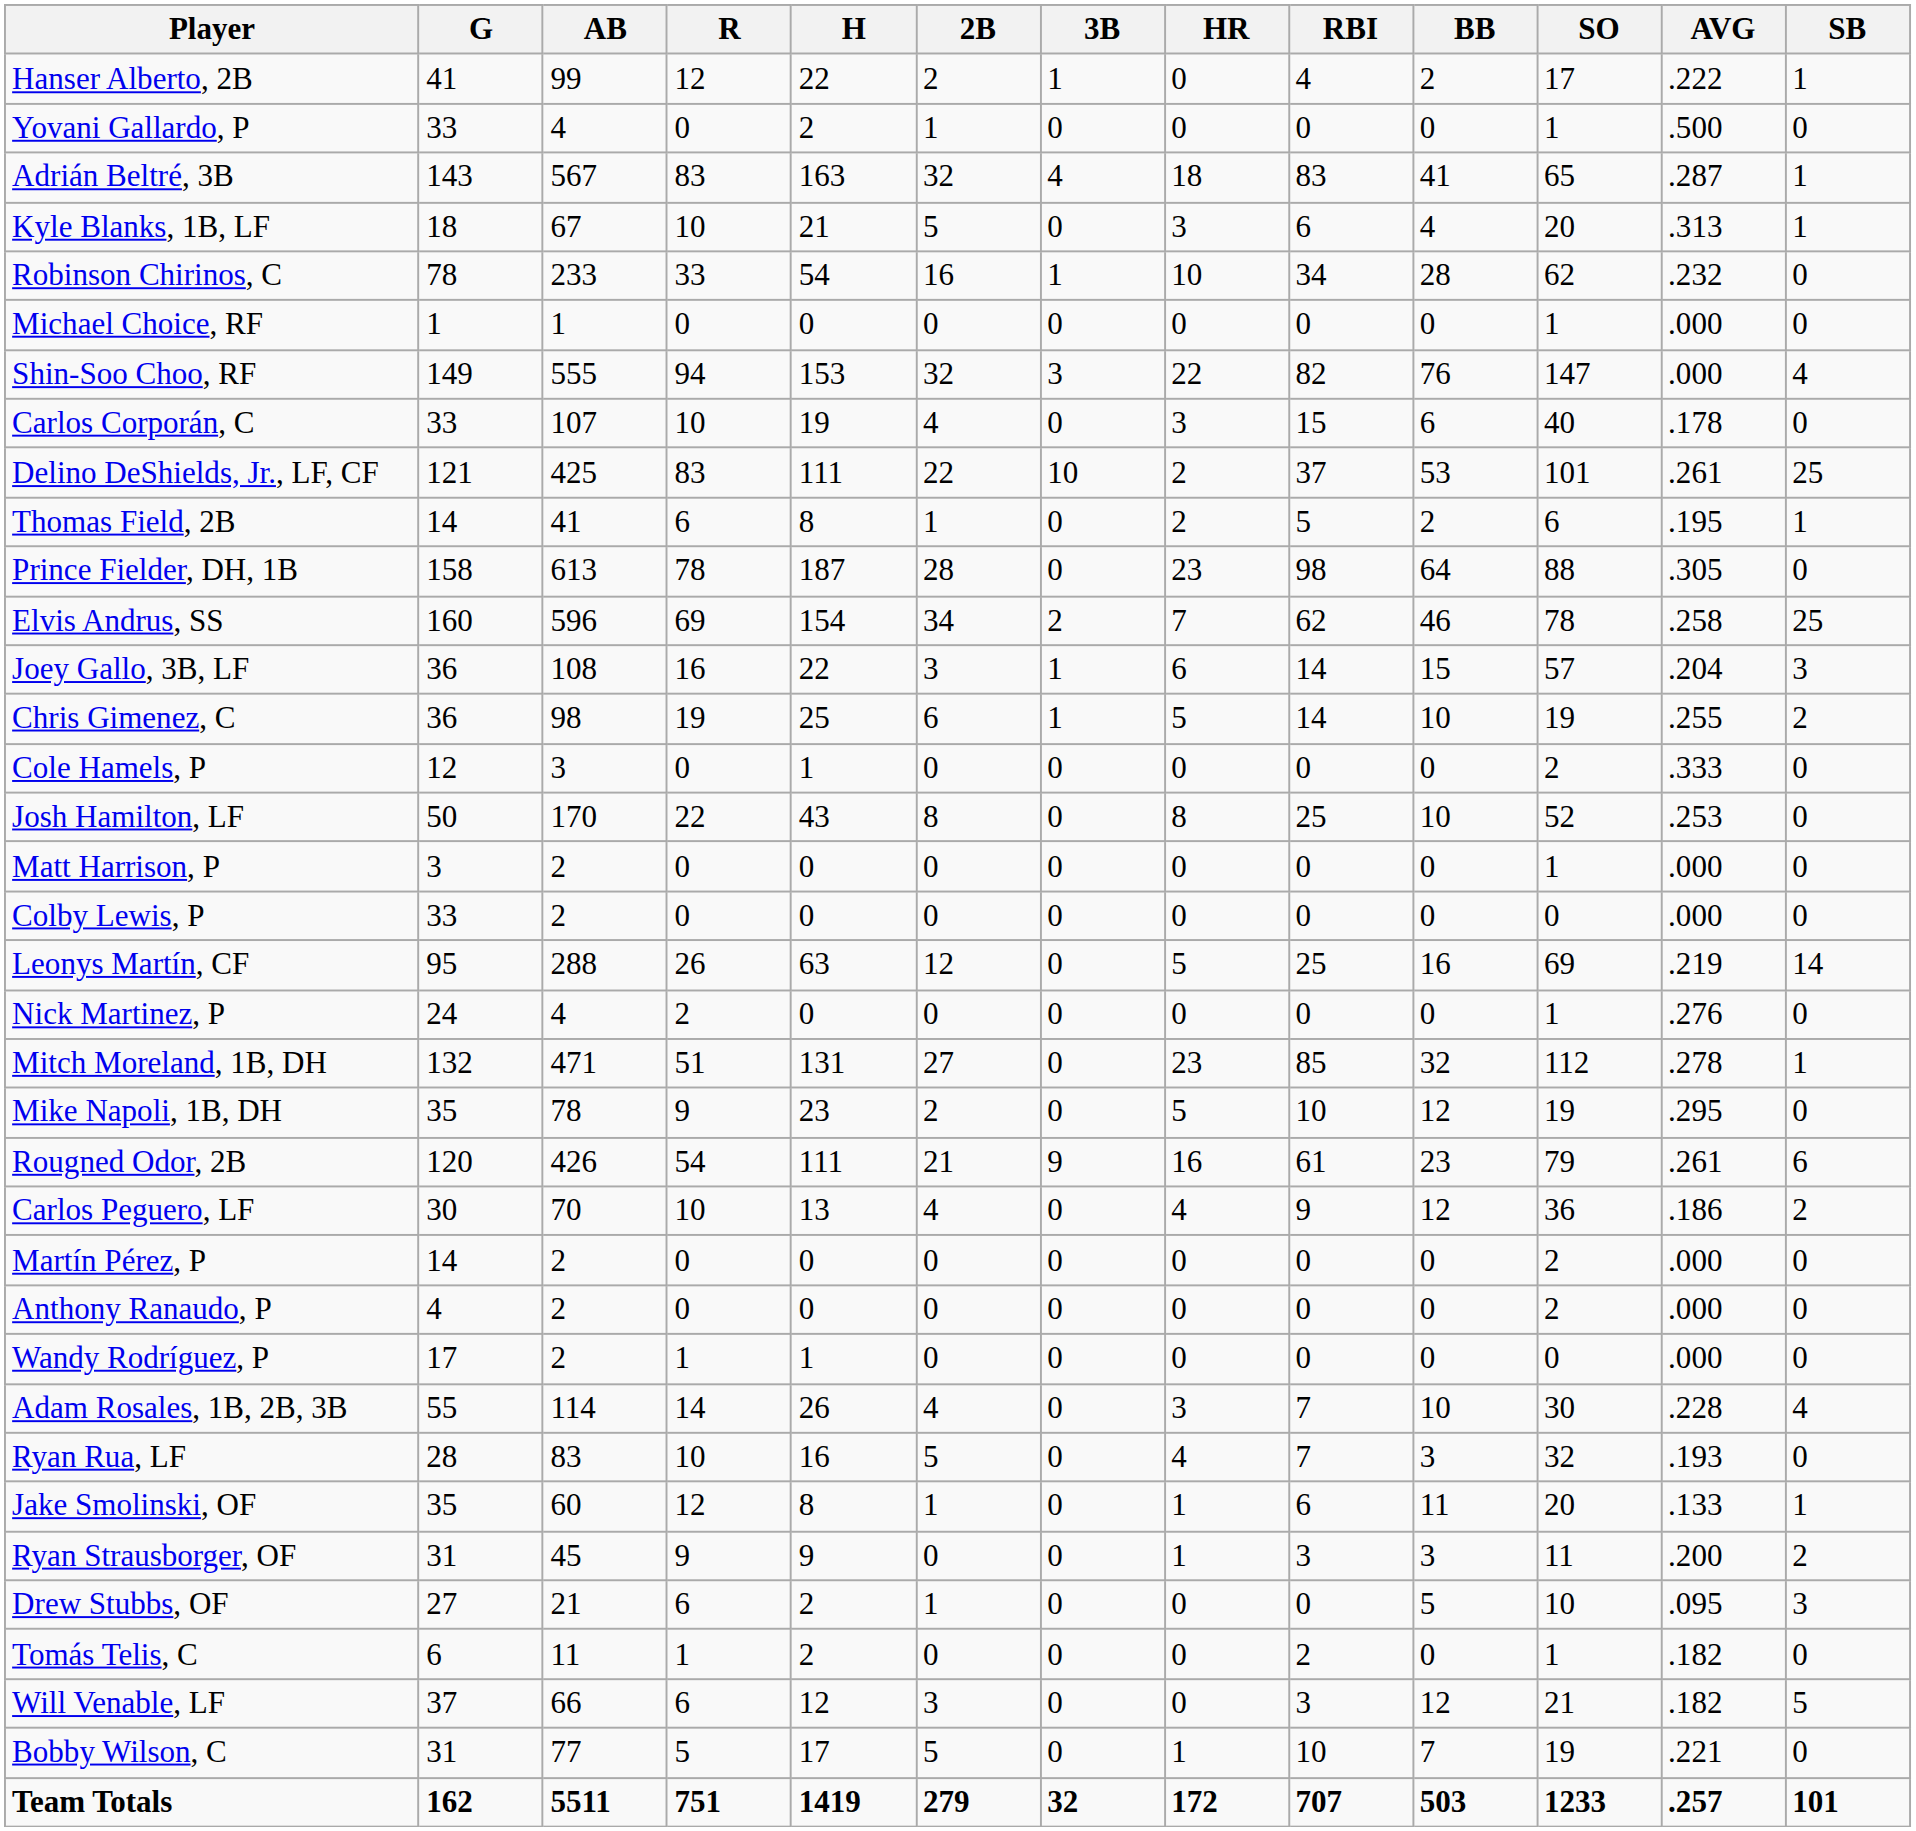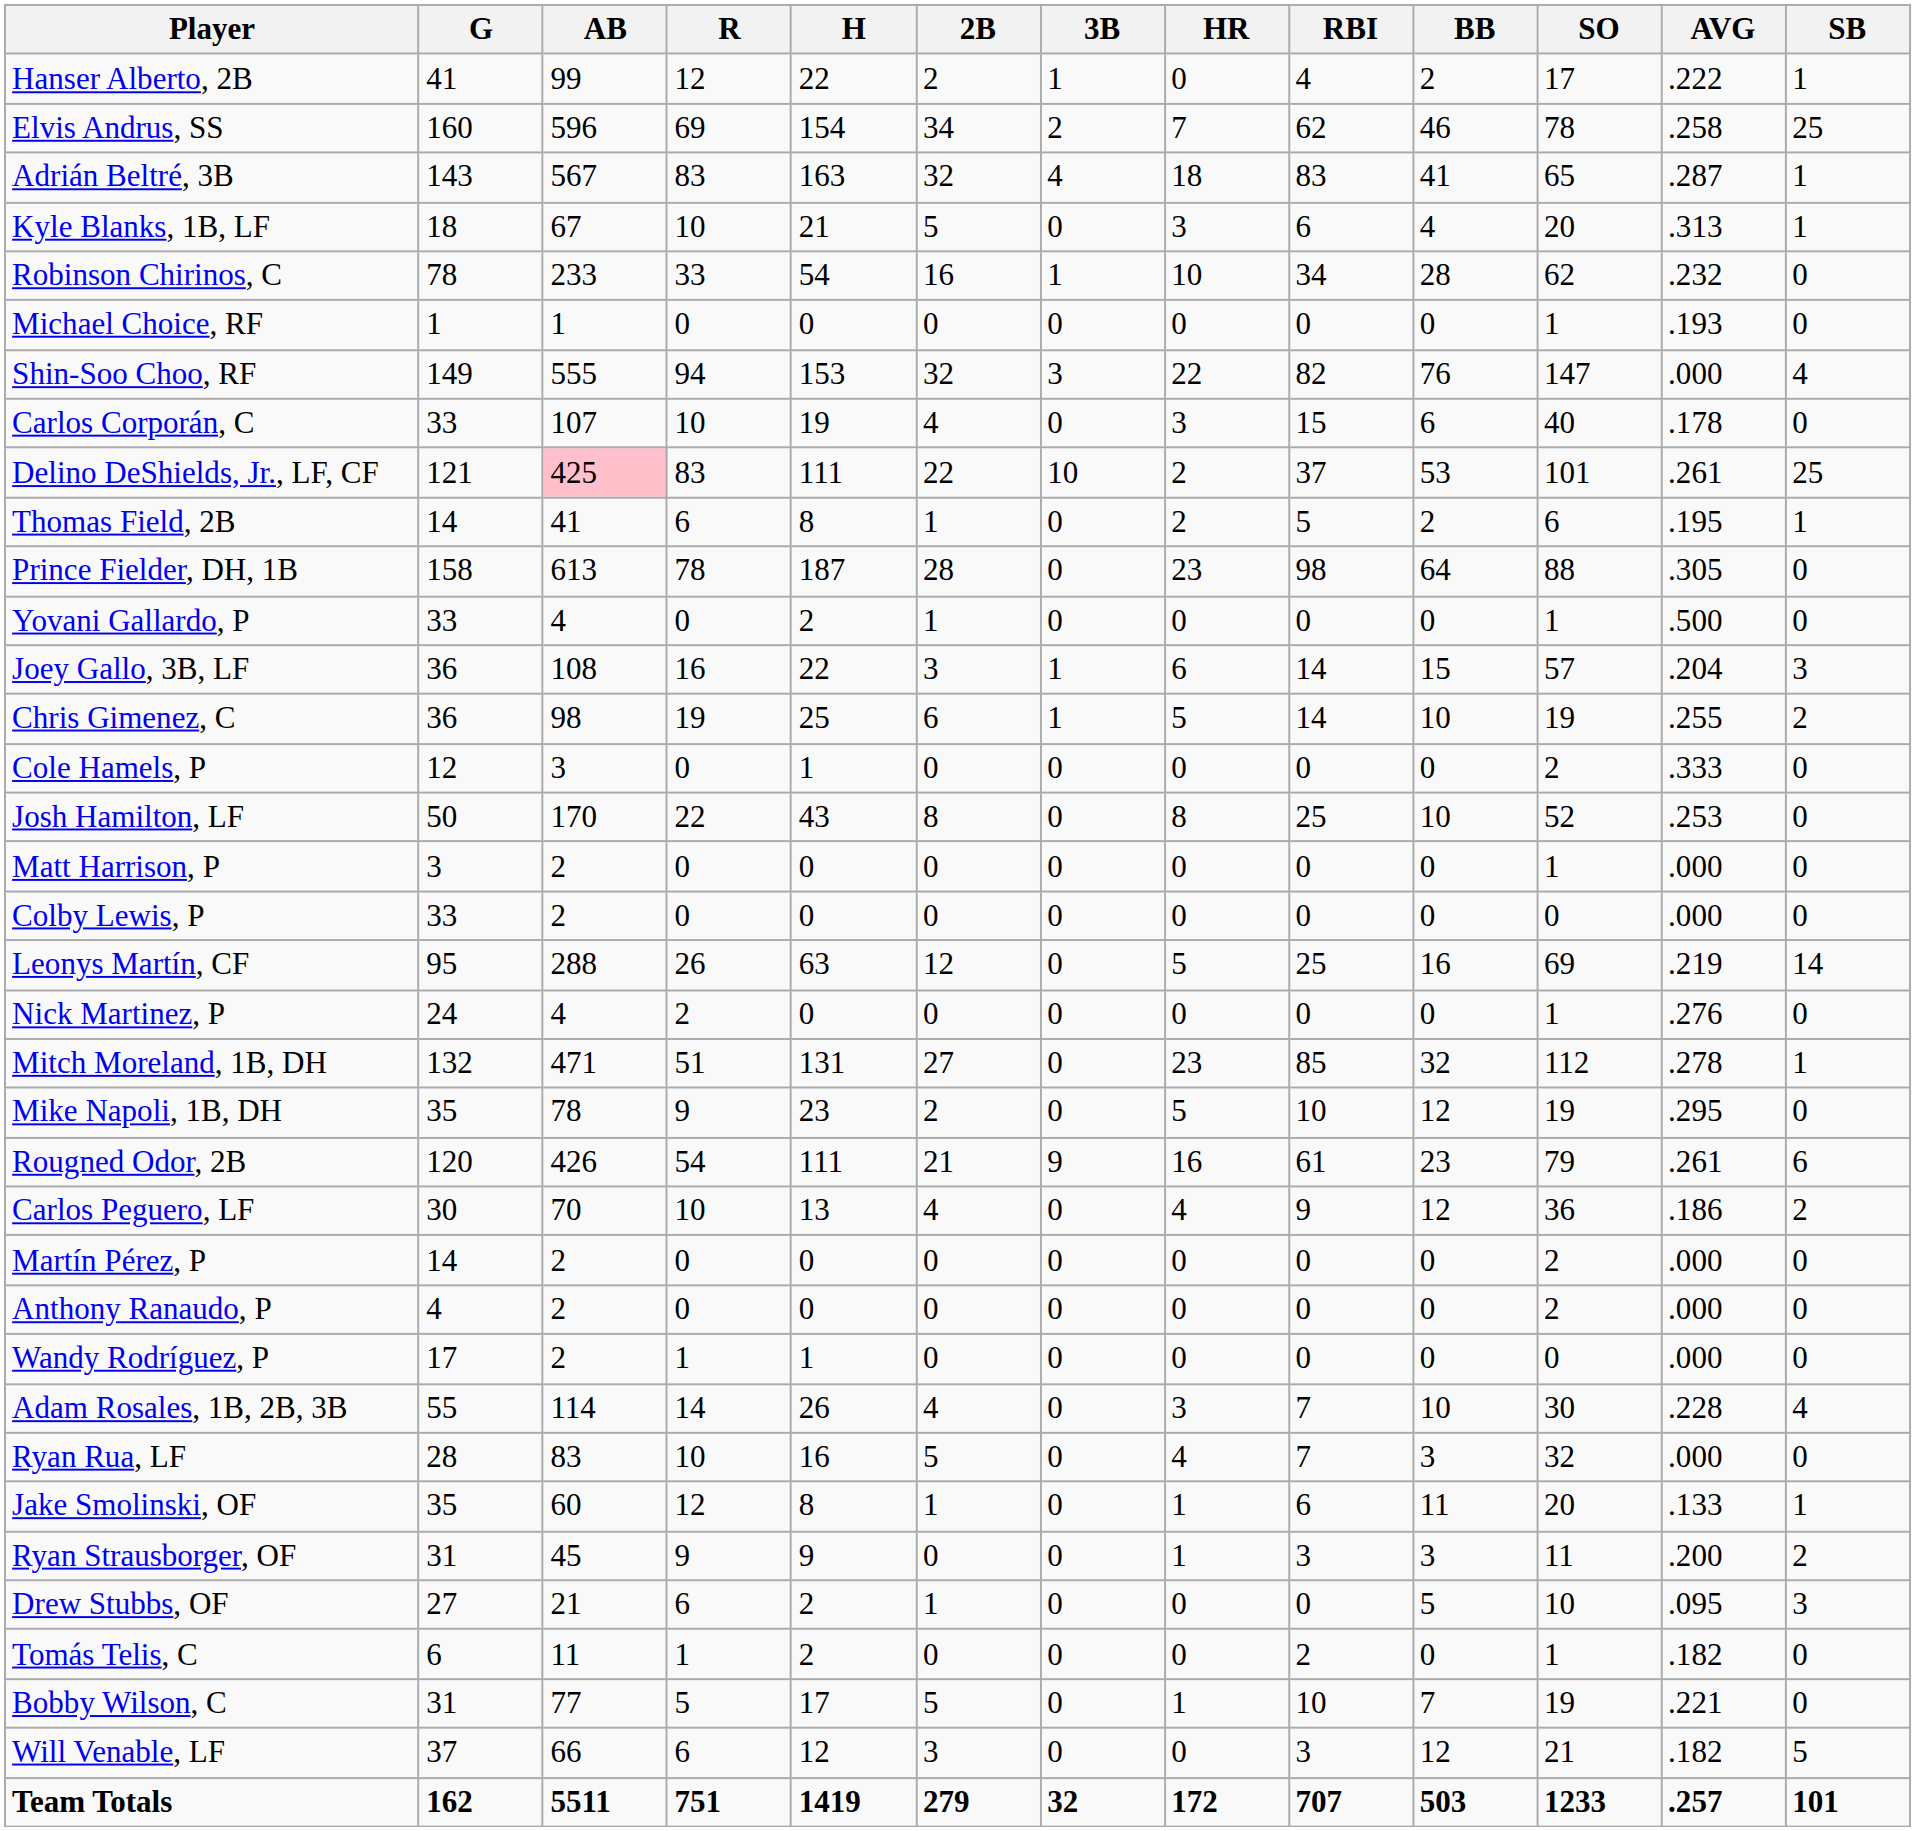rows swapped: (118, 619) <-> (131, 127)
(1695, 324) .000 -> (1695, 324) .193
(574, 472) no background -> (574, 472) pink background
(1695, 1456) .193 -> (1695, 1456) .000
rows swapped: (119, 1702) <-> (119, 1752)
